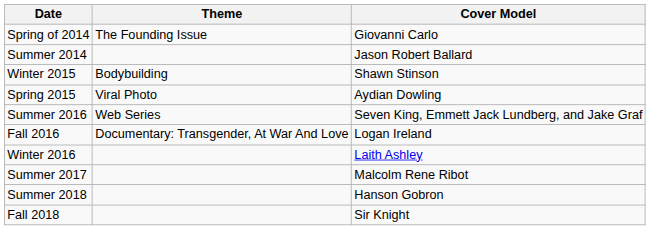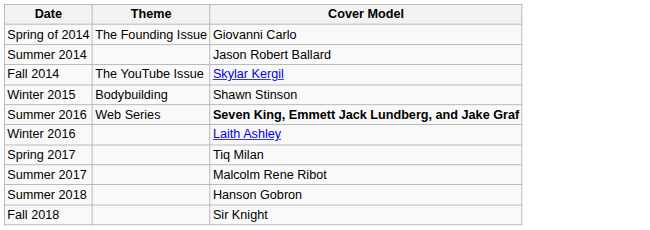+ row: (33, 74)
- row: (41, 94)
(498, 114) normal -> (366, 114) bold
- row: (33, 134)
+ row: (41, 154)
